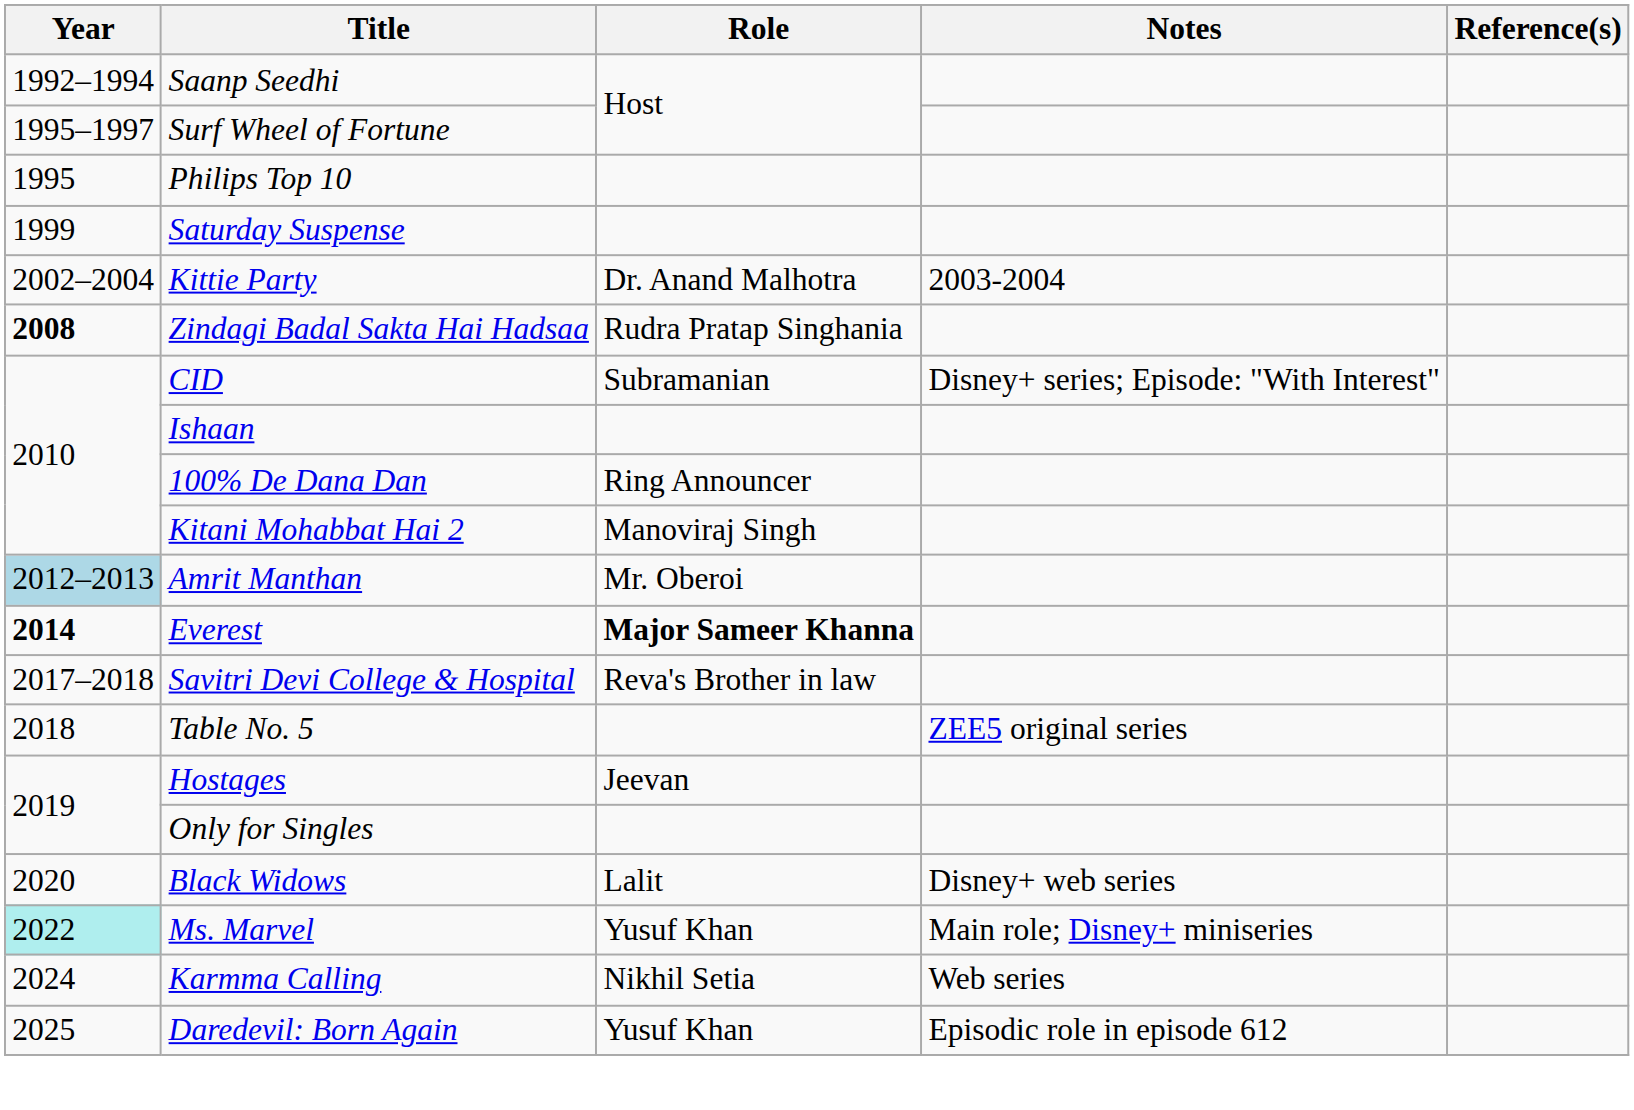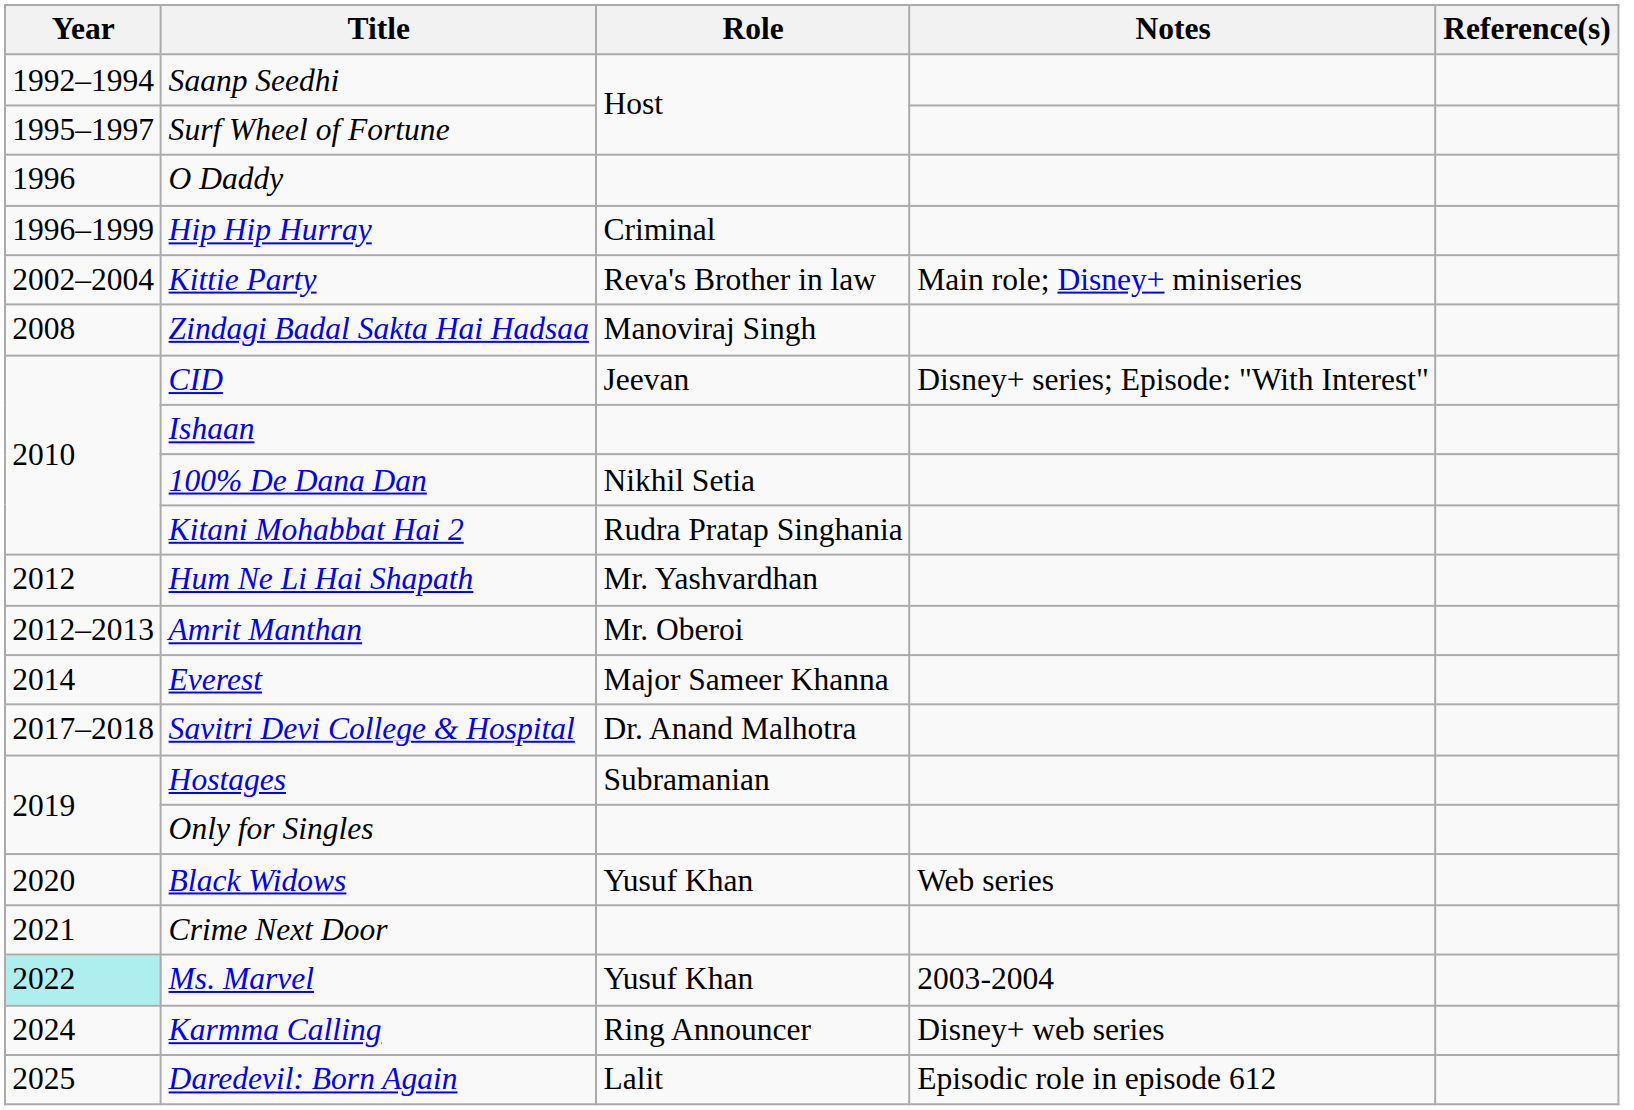- row: (260, 179)
+ row: (226, 179)
+ row: (270, 229)
- row: (287, 229)
(730, 279) Dr. Anand Malhotra -> (740, 279) Reva's Brother in law
(997, 279) 2003-2004 -> (1110, 279) Main role; Disney+ miniseries
(44, 329) bold -> (44, 329) normal
(753, 329) Rudra Pratap Singhania -> (710, 329) Manoviraj Singh
(687, 379) Subramanian -> (646, 379) Jeevan
(707, 479) Ring Announcer -> (679, 479) Nikhil Setia
(710, 529) Manoviraj Singh -> (753, 529) Rudra Pratap Singhania
+ row: (321, 579)
(83, 579) lightblue background -> (83, 629) no background
(44, 629) bold -> (44, 679) normal
(759, 629) bold -> (746, 679) normal
(740, 679) Reva's Brother in law -> (730, 729) Dr. Anand Malhotra
- row: (241, 729)
(646, 779) Jeevan -> (687, 779) Subramanian
(633, 879) Lalit -> (678, 879) Yusuf Khan
(1052, 879) Disney+ web series -> (986, 879) Web series
+ row: (278, 929)
(1121, 929) Main role; Disney+ miniseries -> (986, 979) 2003-2004
(679, 979) Nikhil Setia -> (707, 1029) Ring Announcer
(997, 979) Web series -> (1041, 1029) Disney+ web series
(678, 1029) Yusuf Khan -> (633, 1079) Lalit
